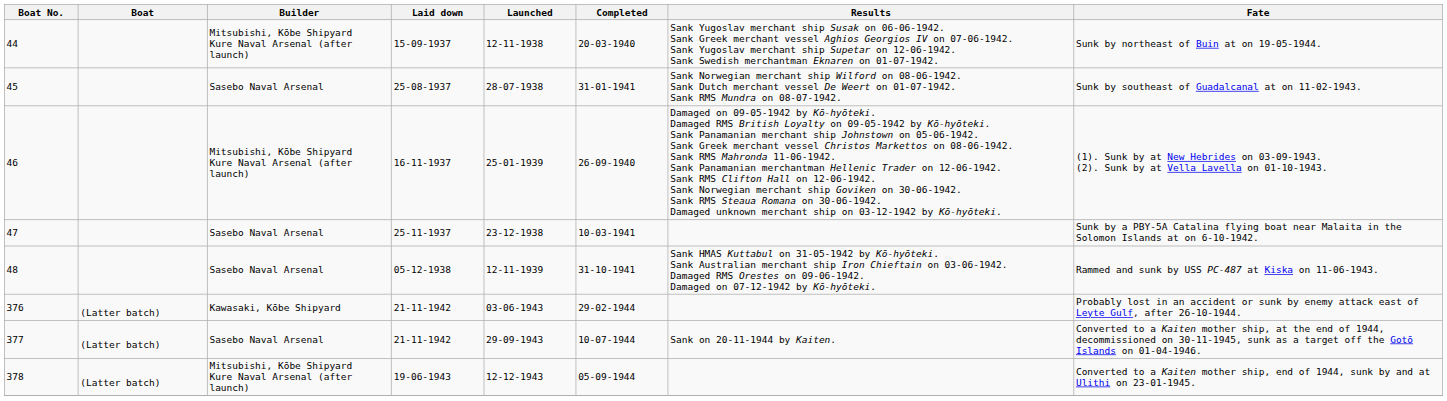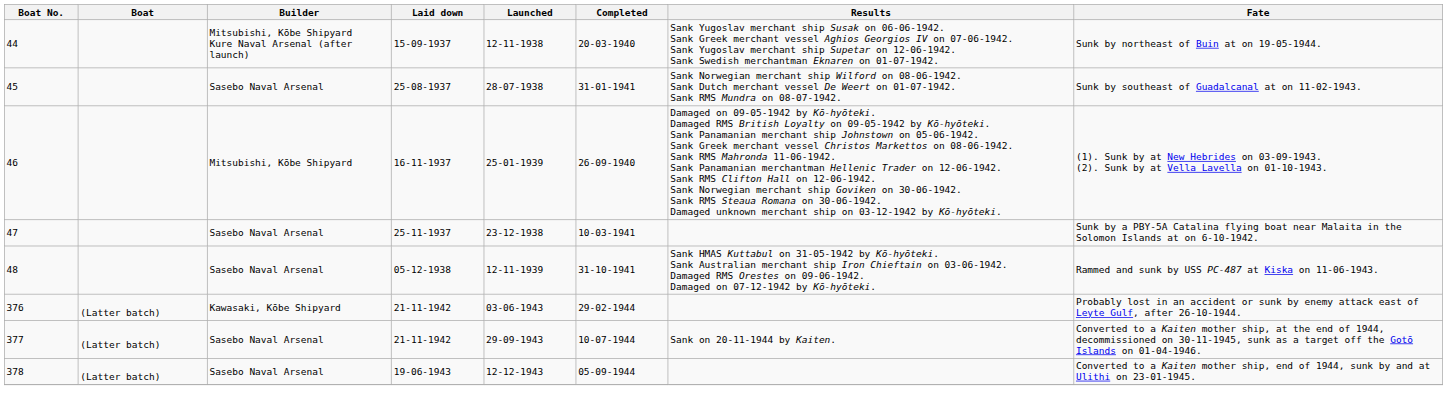(281, 163) Mitsubishi, Kōbe Shipyard Kure Naval Arsenal (after launch) -> (281, 163) Mitsubishi, Kōbe Shipyard
(281, 377) Mitsubishi, Kōbe Shipyard Kure Naval Arsenal (after launch) -> (267, 371) Sasebo Naval Arsenal
